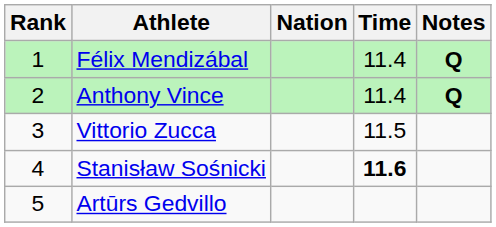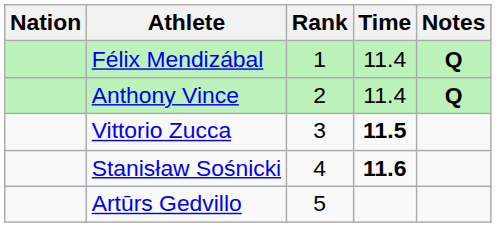columns swapped: (38, 22) <-> (312, 22)
(385, 131) normal -> (385, 131) bold
